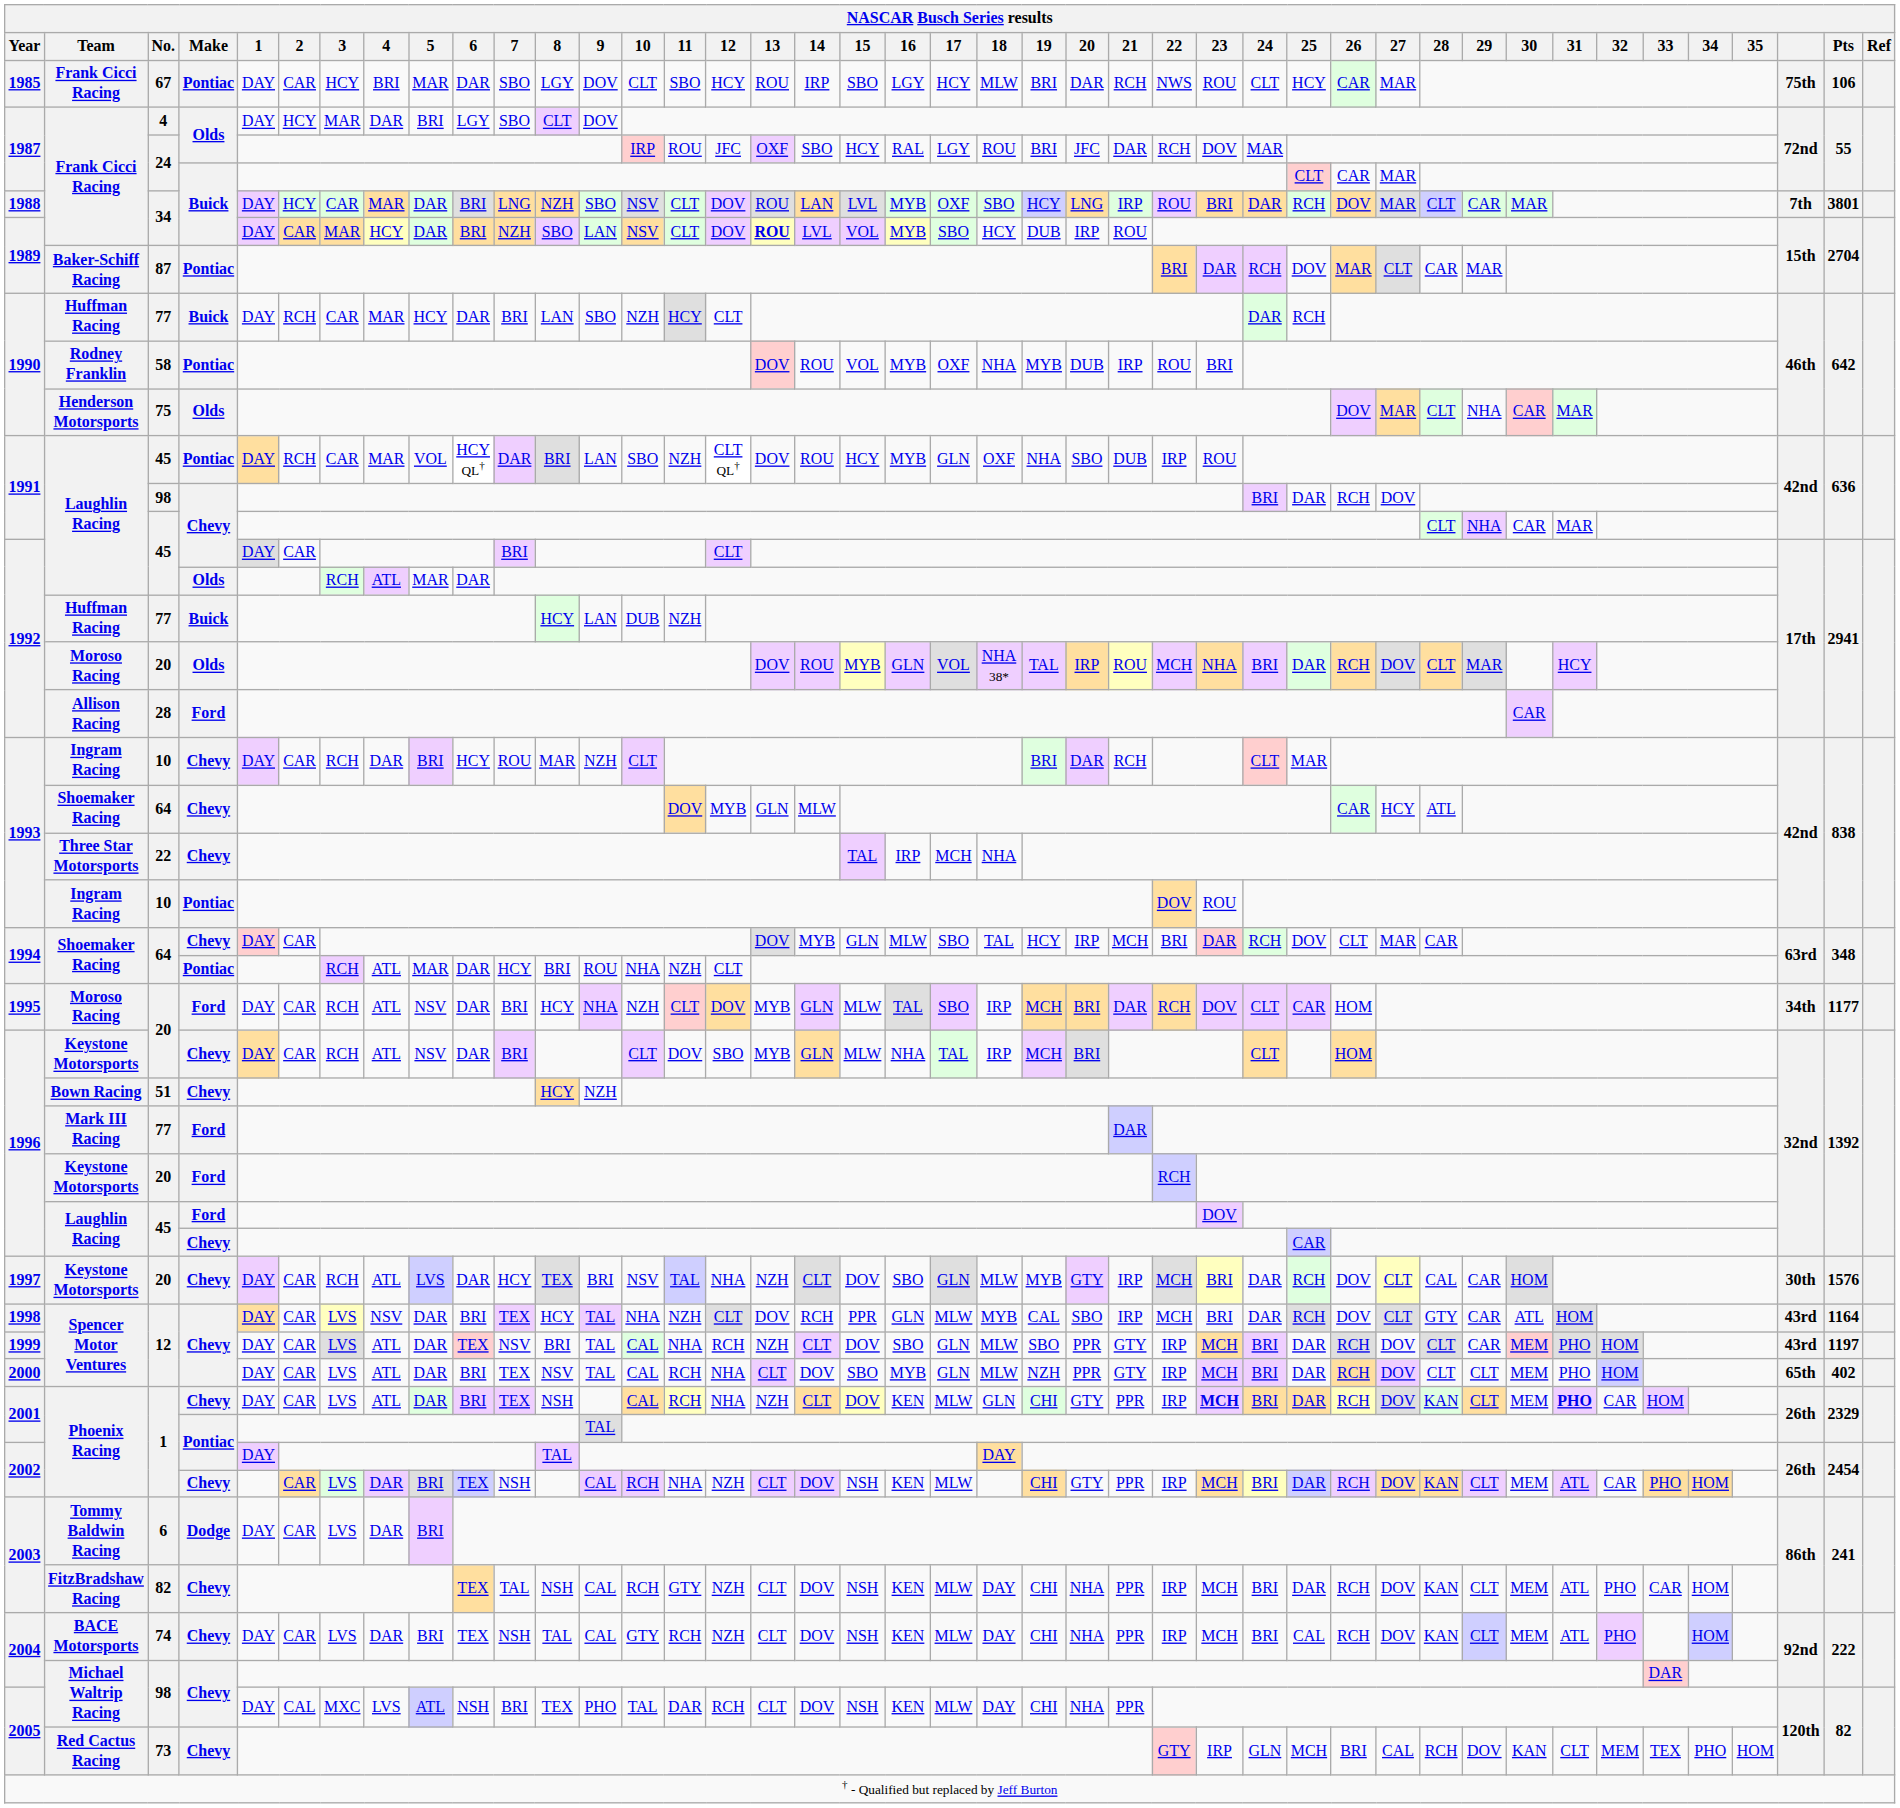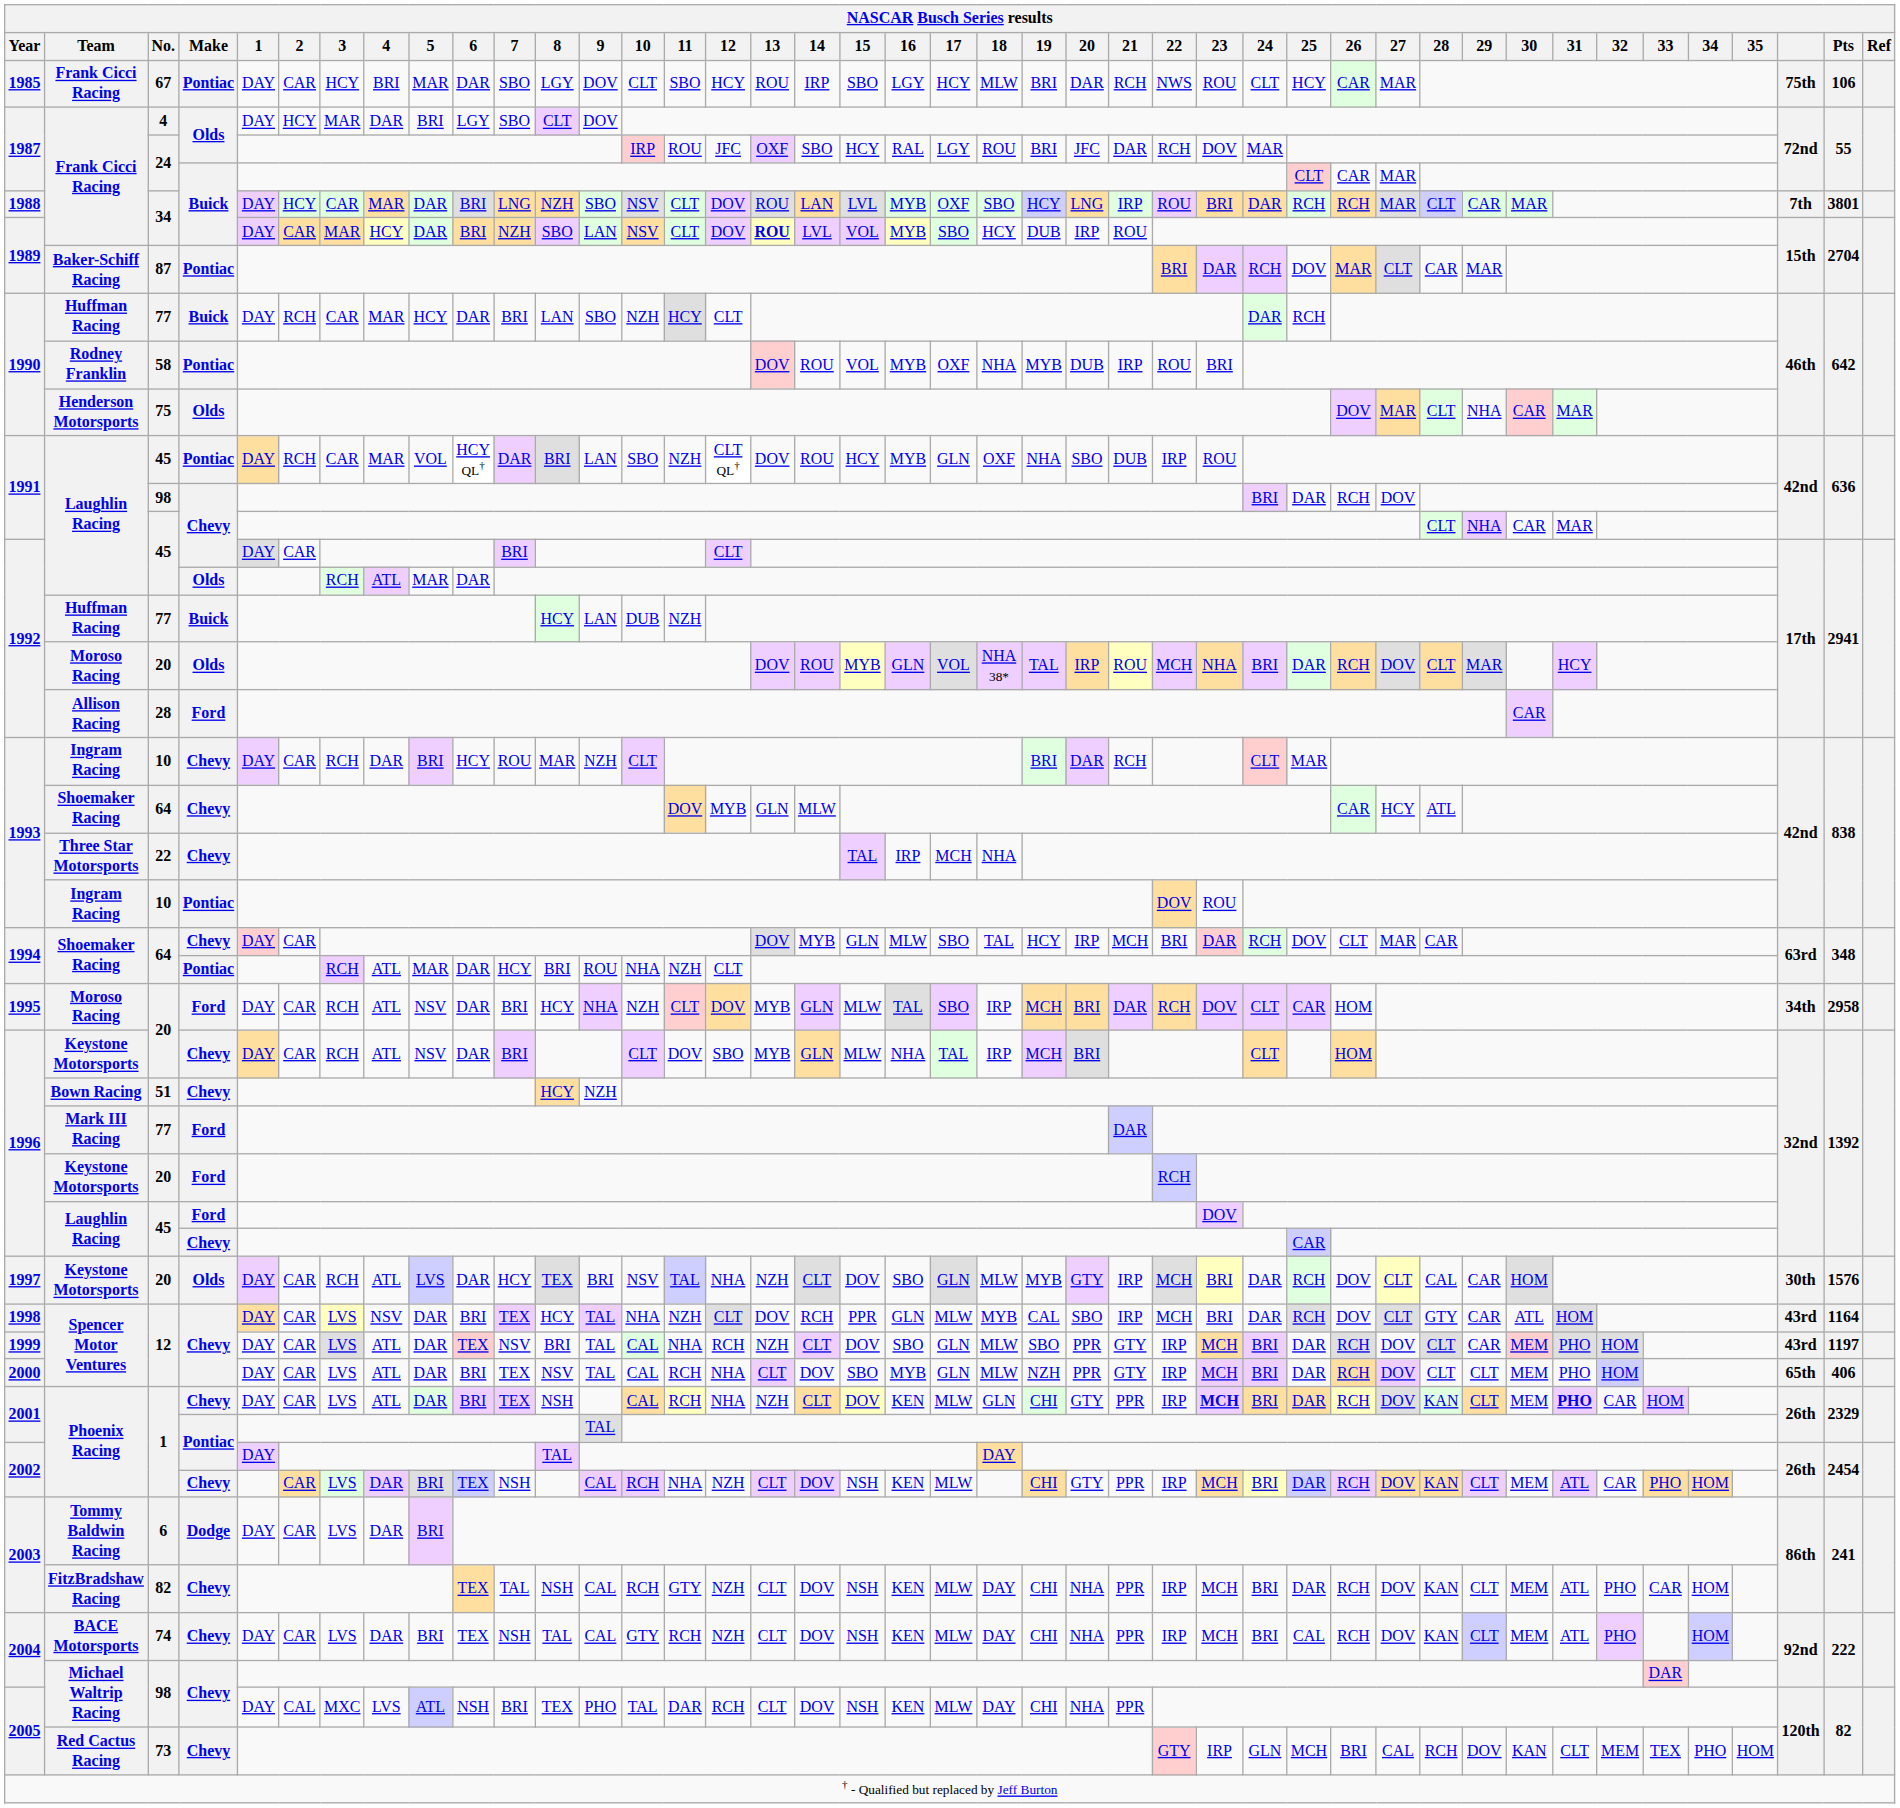(1353, 204) DOV -> (1353, 204) RCH
(1843, 1006) 1177 -> (1843, 1006) 2958
(208, 1279) Chevy -> (208, 1279) Olds
(1843, 1372) 402 -> (1843, 1372) 406
